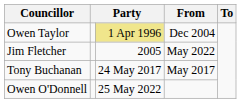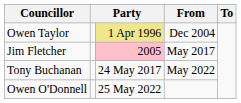(149, 51) no background -> (149, 51) pink background
(191, 51) May 2022 -> (191, 51) May 2017
(191, 70) May 2017 -> (191, 70) May 2022
